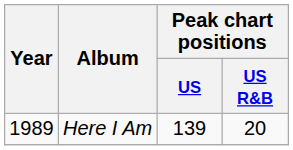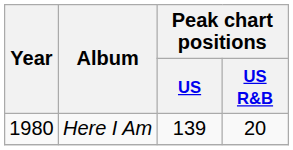(31, 128) 1989 -> (31, 128) 1980
